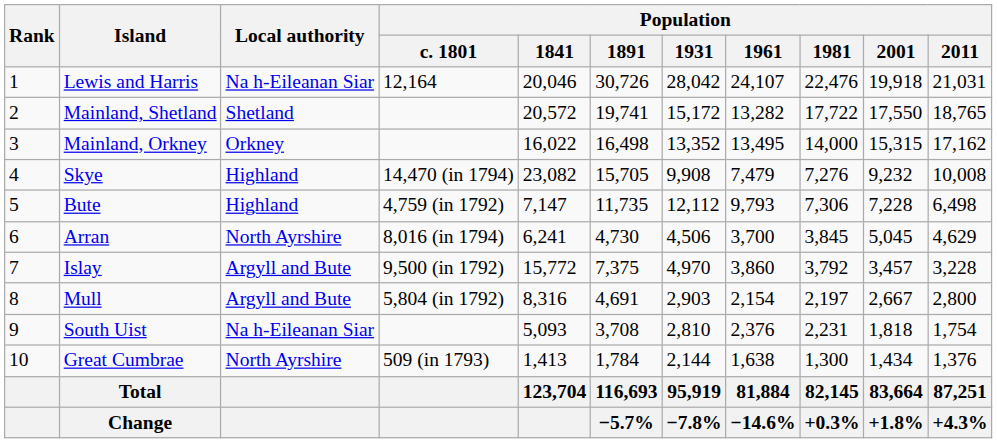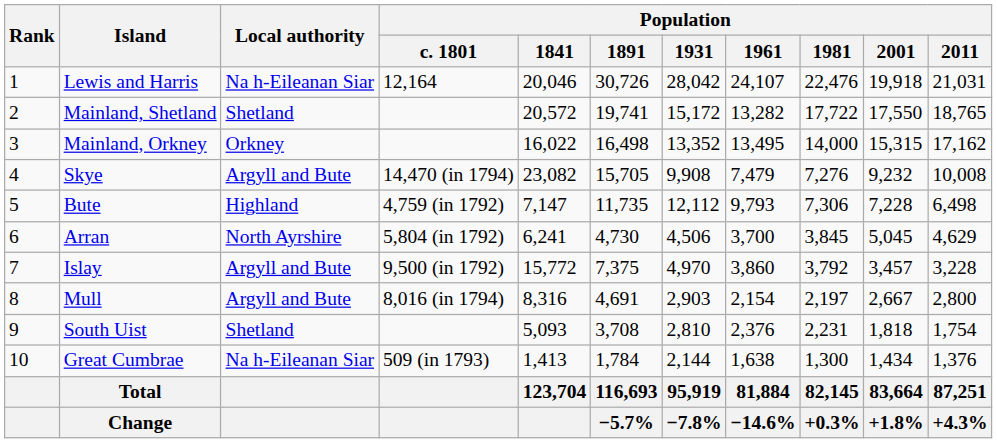(262, 174) Highland -> (288, 174) Argyll and Bute
(444, 236) 8,016 (in 1794) -> (444, 236) 5,804 (in 1792)
(444, 298) 5,804 (in 1792) -> (444, 298) 8,016 (in 1794)
(300, 329) Na h-Eileanan Siar -> (260, 329) Shetland
(283, 360) North Ayrshire -> (300, 360) Na h-Eileanan Siar
